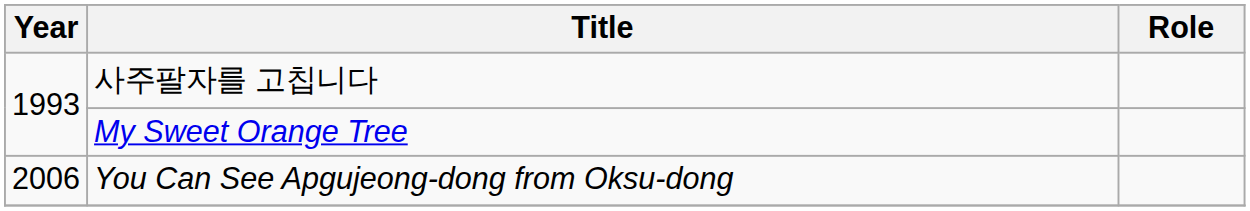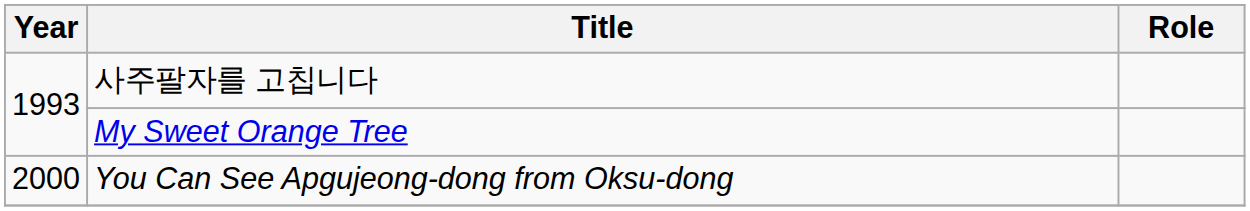(46, 179) 2006 -> (46, 179) 2000
